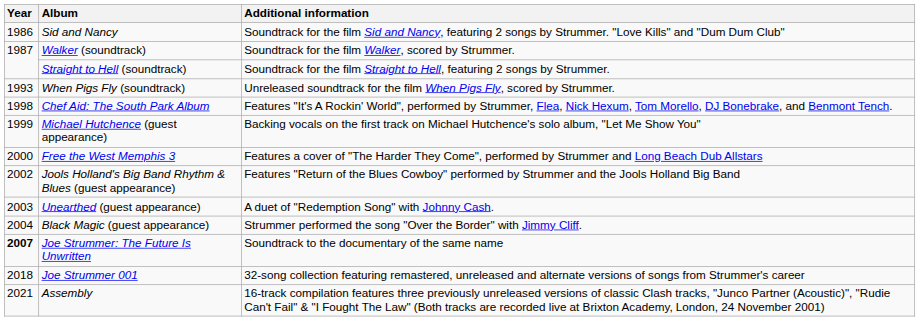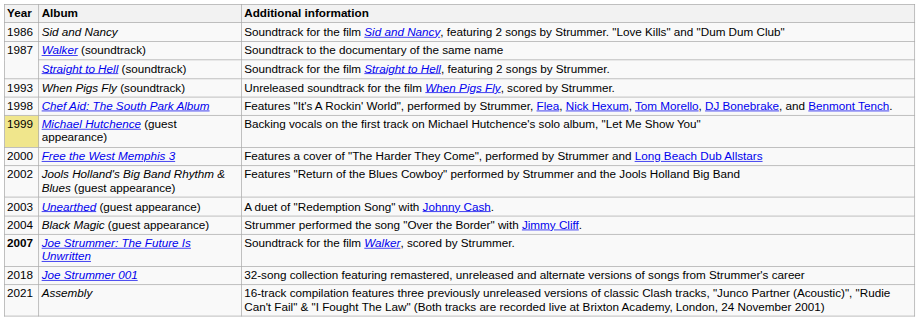(379, 50) Soundtrack for the film Walker, scored by Strummer. -> (374, 50) Soundtrack to the documentary of the same name
(20, 124) no background -> (20, 124) khaki background
(374, 243) Soundtrack to the documentary of the same name -> (379, 243) Soundtrack for the film Walker, scored by Strummer.
